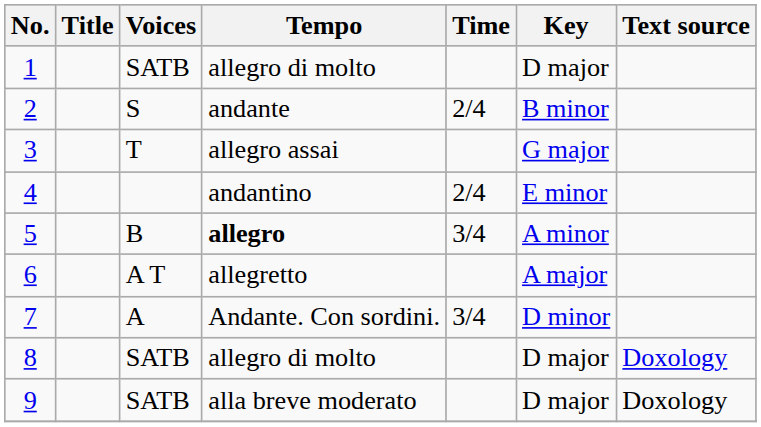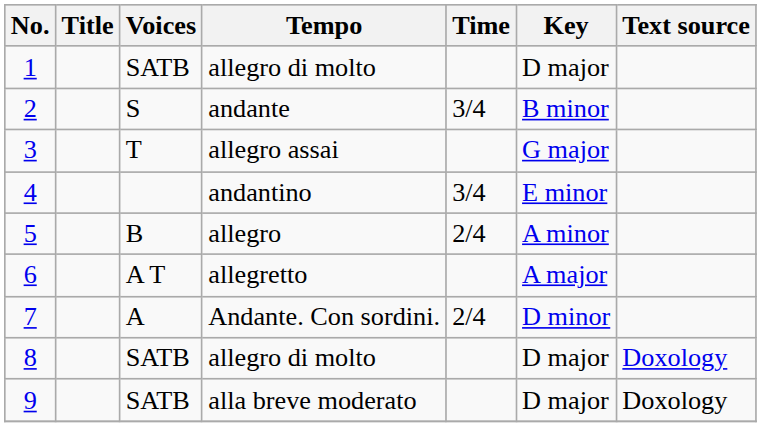(469, 108) 2/4 -> (469, 108) 3/4
(469, 191) 2/4 -> (469, 191) 3/4
(247, 233) bold -> (245, 233) normal
(469, 233) 3/4 -> (469, 233) 2/4
(469, 316) 3/4 -> (469, 316) 2/4
